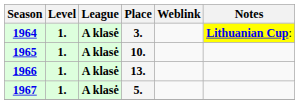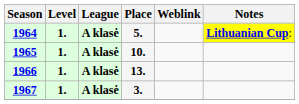(138, 33) 3. -> (138, 33) 5.
(138, 90) 5. -> (138, 90) 3.
